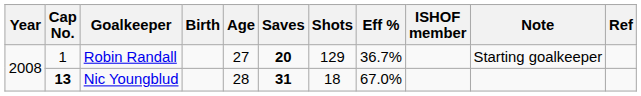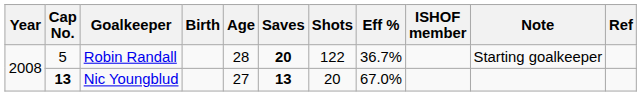(63, 57) 1 -> (63, 57) 5
(241, 57) 27 -> (241, 57) 28
(332, 57) 129 -> (332, 57) 122
(241, 80) 28 -> (241, 80) 27
(283, 80) 31 -> (283, 80) 13
(332, 80) 18 -> (332, 80) 20
